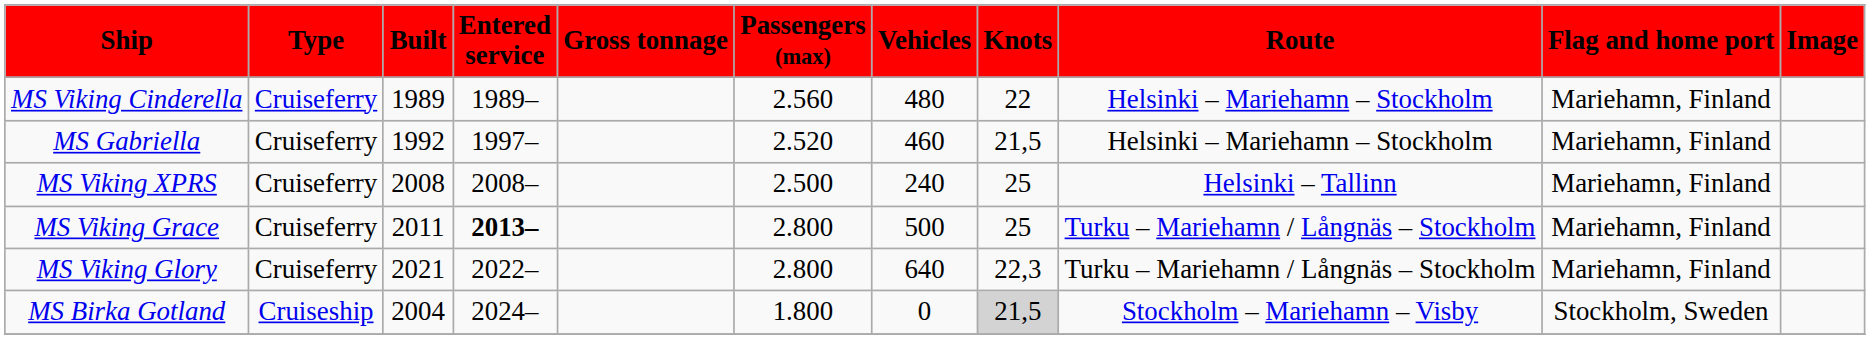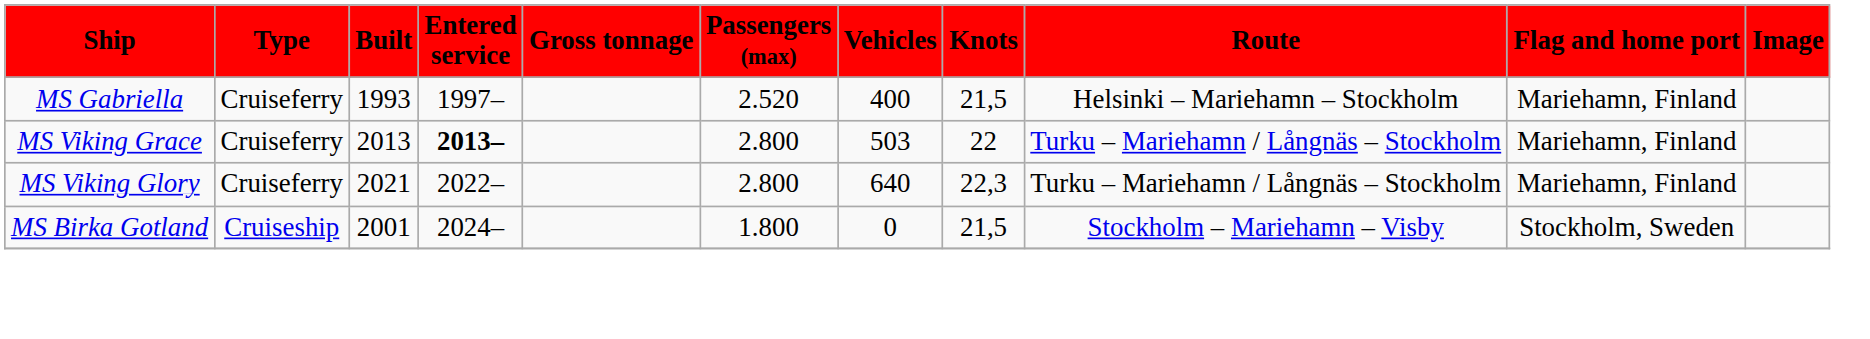- row: (127, 98)
(418, 141) 1992 -> (384, 98) 1993
(925, 141) 460 -> (890, 98) 400
- row: (127, 183)
(418, 226) 2011 -> (384, 141) 2013
(925, 226) 500 -> (890, 141) 503
(1018, 226) 25 -> (984, 141) 22
(418, 311) 2004 -> (384, 226) 2001
(1018, 311) lightgrey background -> (984, 226) no background
